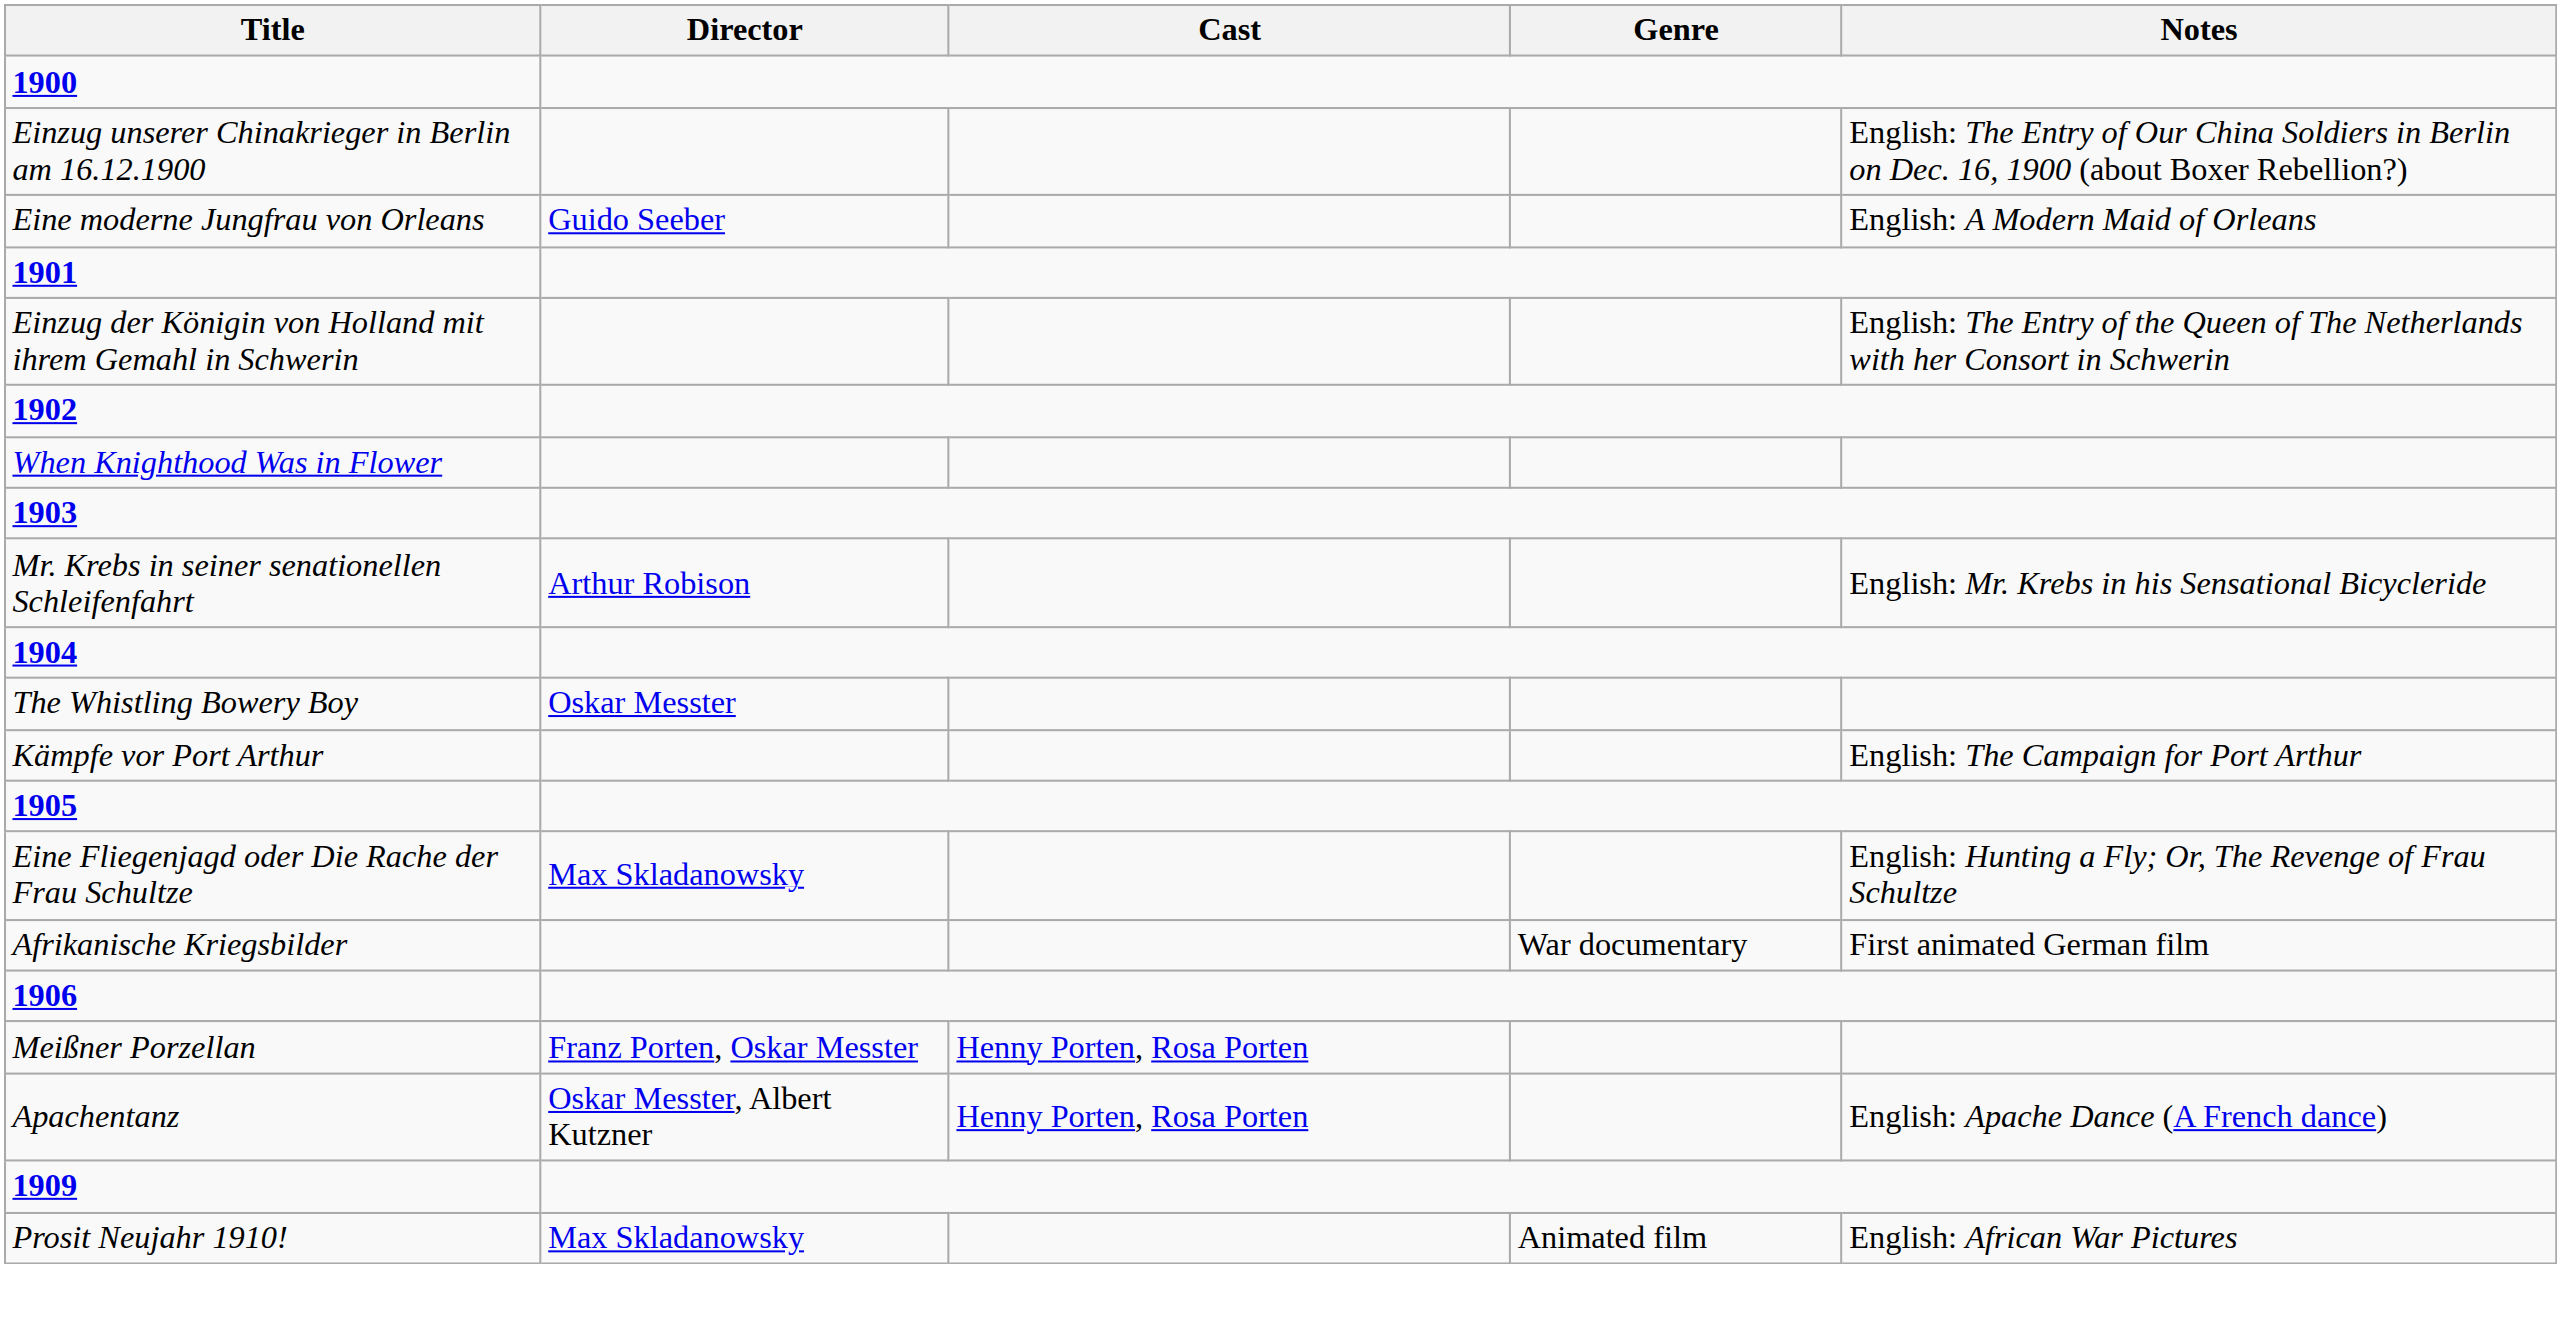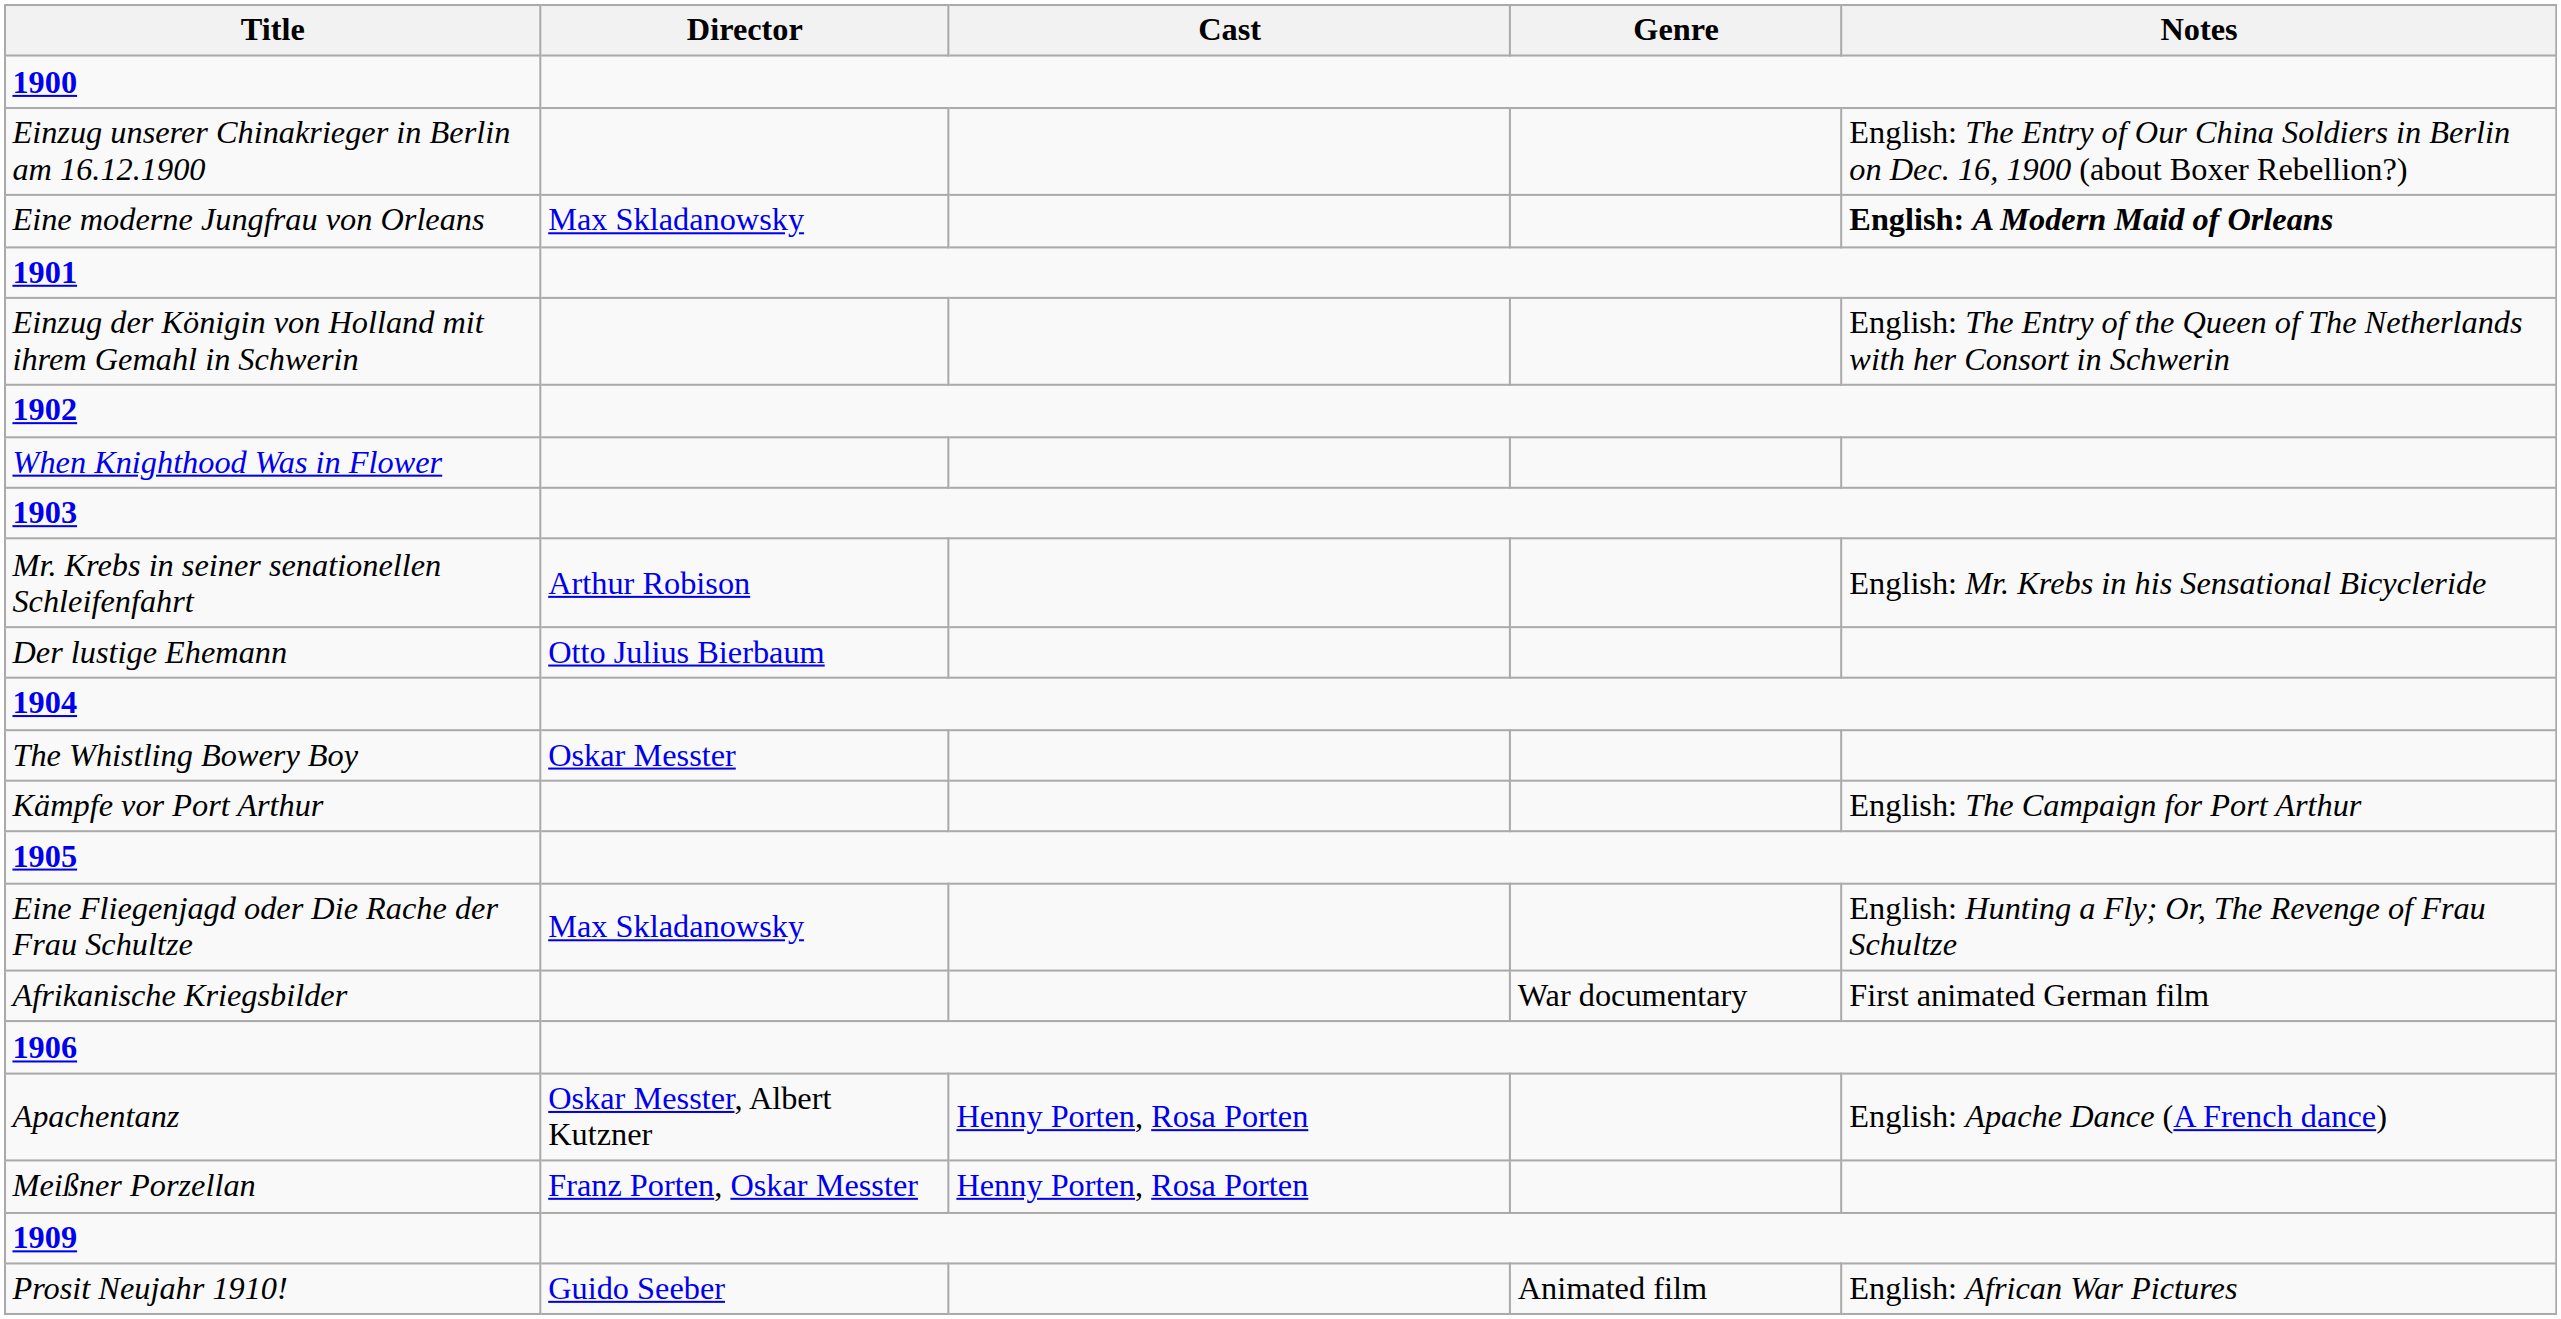(637, 220) Guido Seeber -> (676, 220) Max Skladanowsky
(2083, 220) normal -> (2091, 220) bold
+ row: (150, 651)
rows swapped: (96, 1116) <-> (134, 1046)
(676, 1237) Max Skladanowsky -> (637, 1288) Guido Seeber
